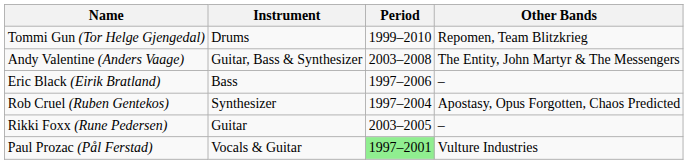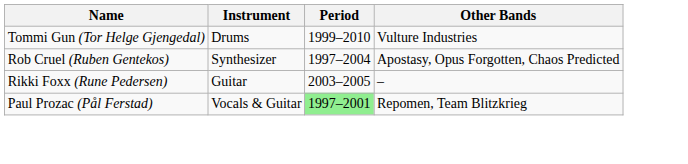(513, 37) Repomen, Team Blitzkrieg -> (427, 37) Vulture Industries
- row: (96, 59)
- row: (84, 81)
(488, 147) Vulture Industries -> (452, 103) Repomen, Team Blitzkrieg
